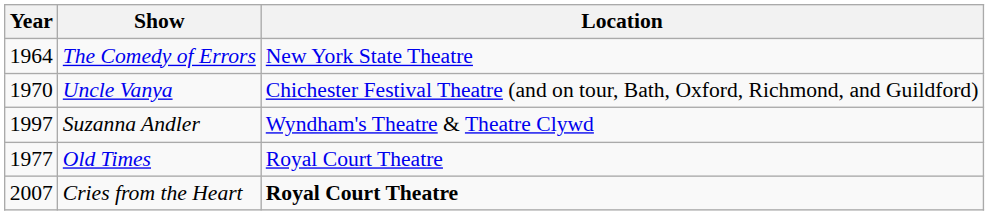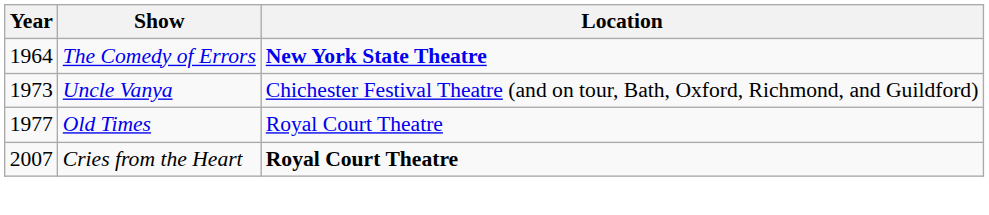(369, 55) normal -> (376, 55) bold
(31, 90) 1970 -> (31, 90) 1973
- row: (131, 124)
